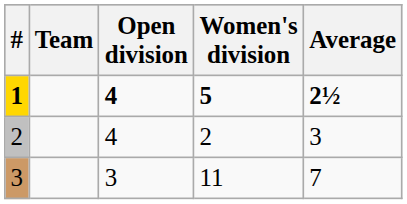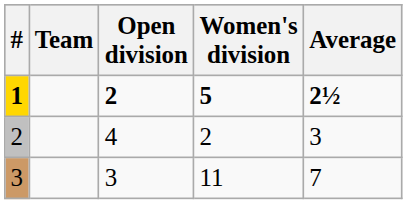(111, 95) 4 -> (111, 95) 2
